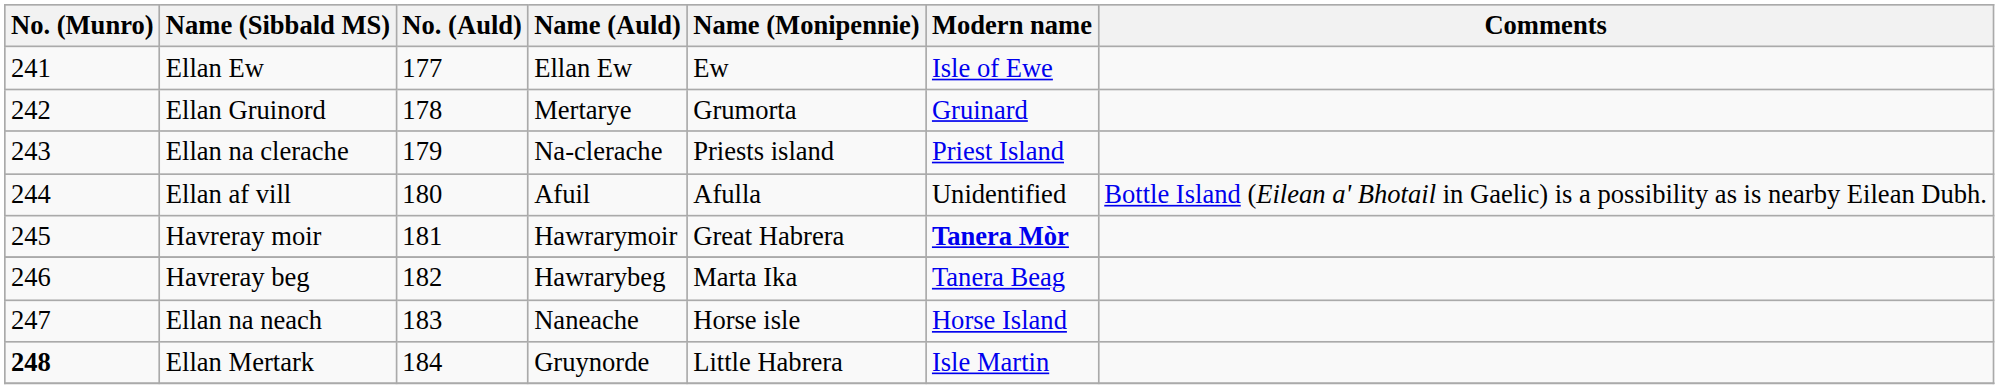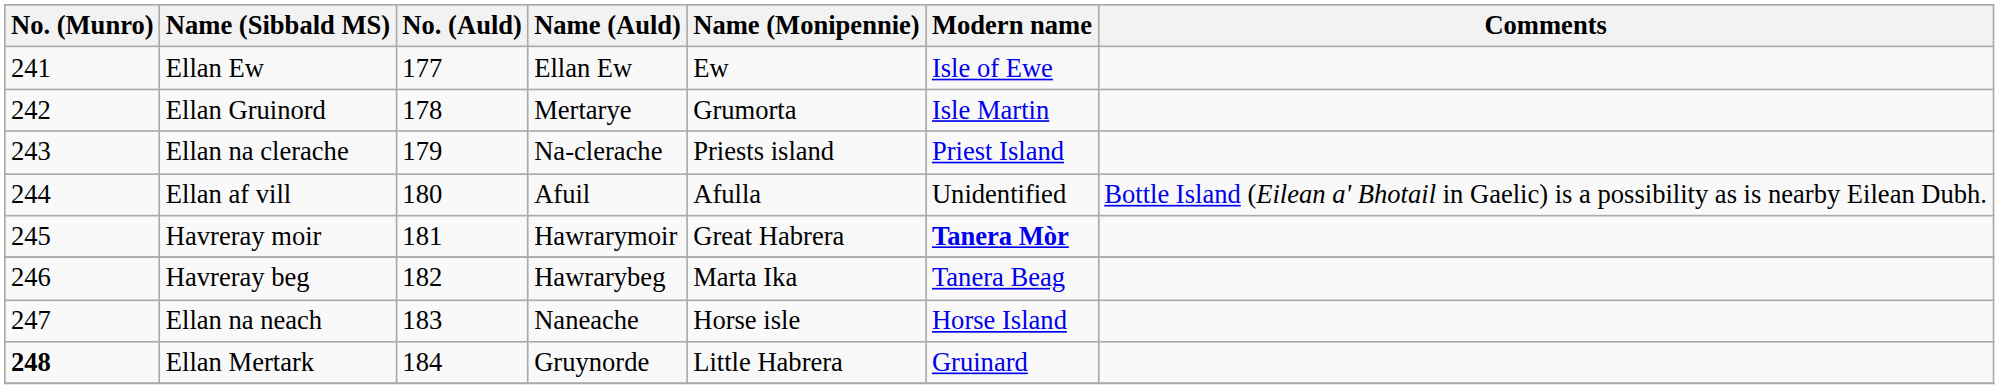(980, 109) Gruinard -> (991, 109) Isle Martin
(991, 362) Isle Martin -> (980, 362) Gruinard
